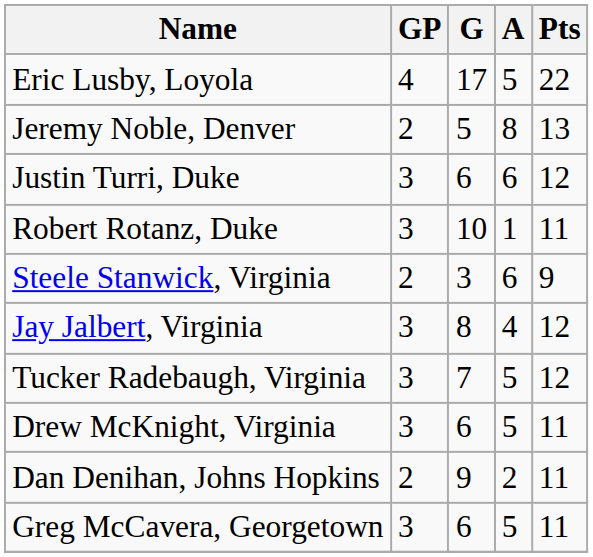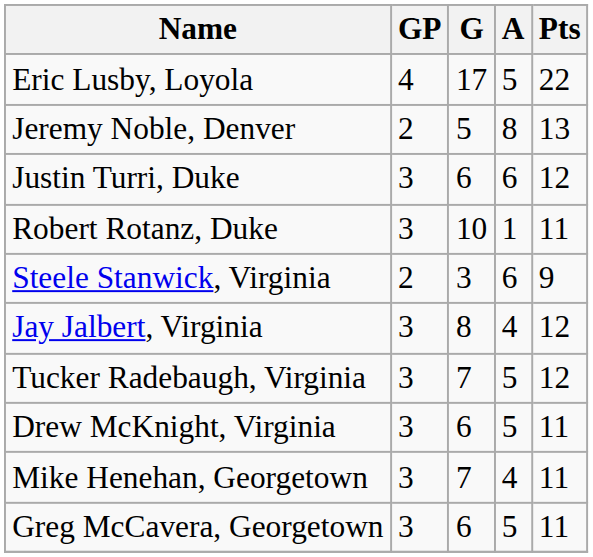- row: (196, 476)
+ row: (190, 476)
